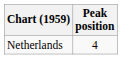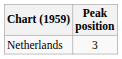(95, 44) 4 -> (95, 44) 3
